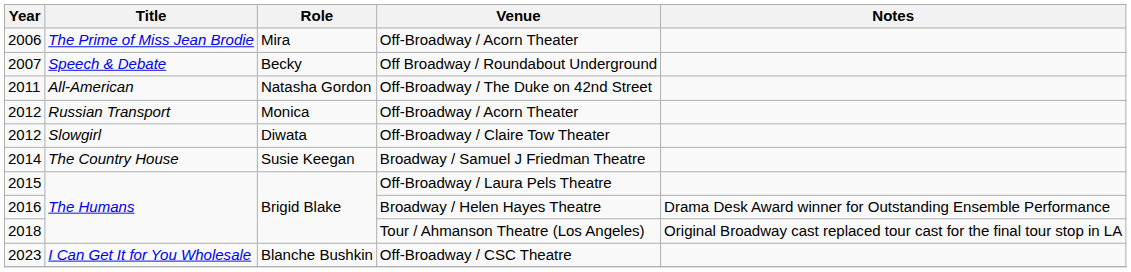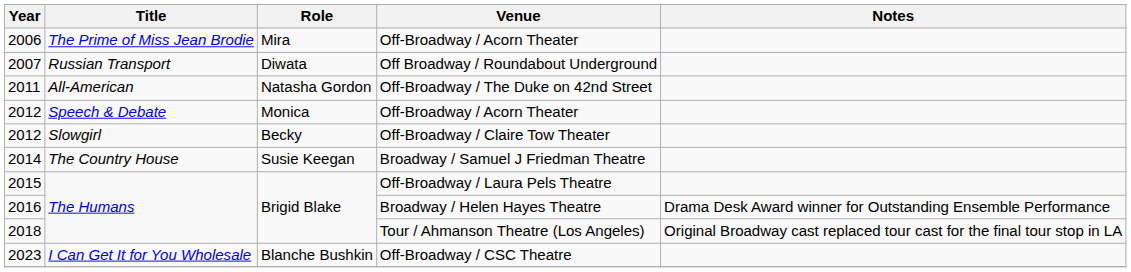(107, 64) Speech & Debate -> (109, 64) Russian Transport
(281, 64) Becky -> (284, 64) Diwata
(109, 111) Russian Transport -> (107, 111) Speech & Debate
(284, 135) Diwata -> (281, 135) Becky
